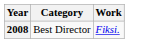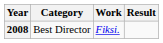+ column: (141, 13)
